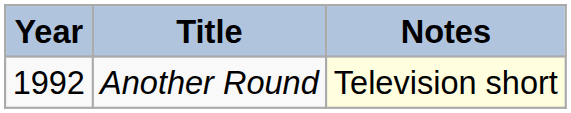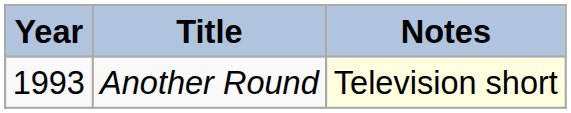(49, 82) 1992 -> (49, 82) 1993
